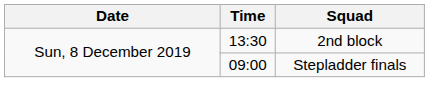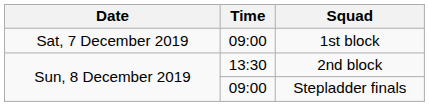+ row: (350, 40)
